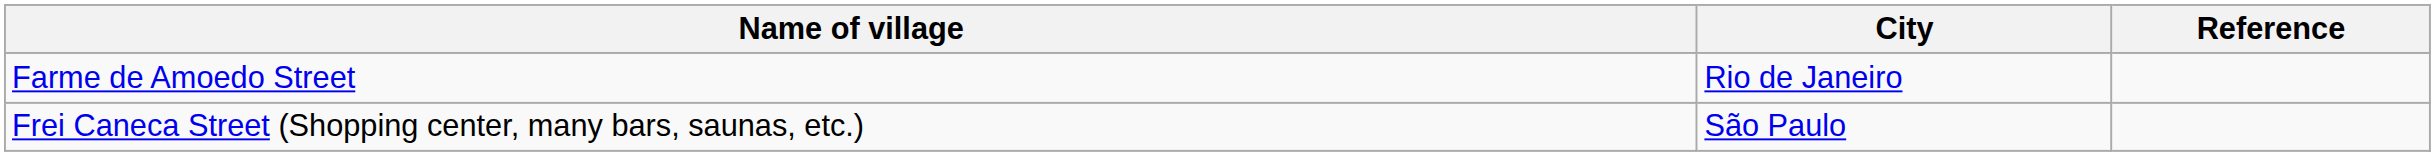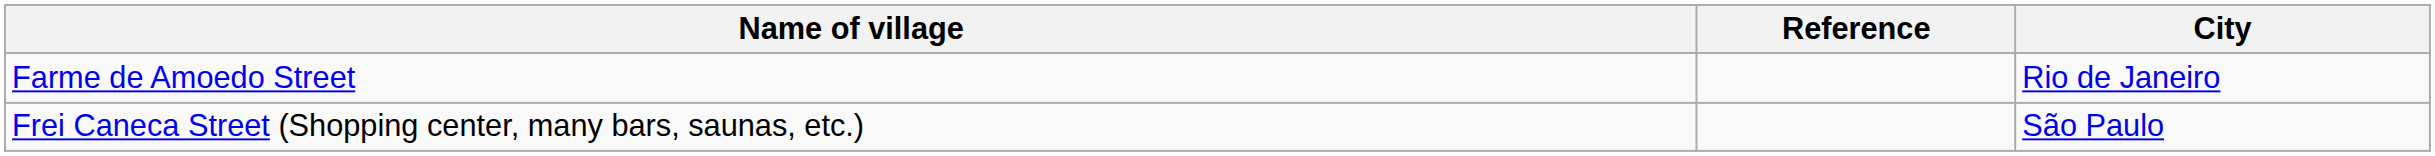columns swapped: (1905, 28) <-> (2271, 28)
